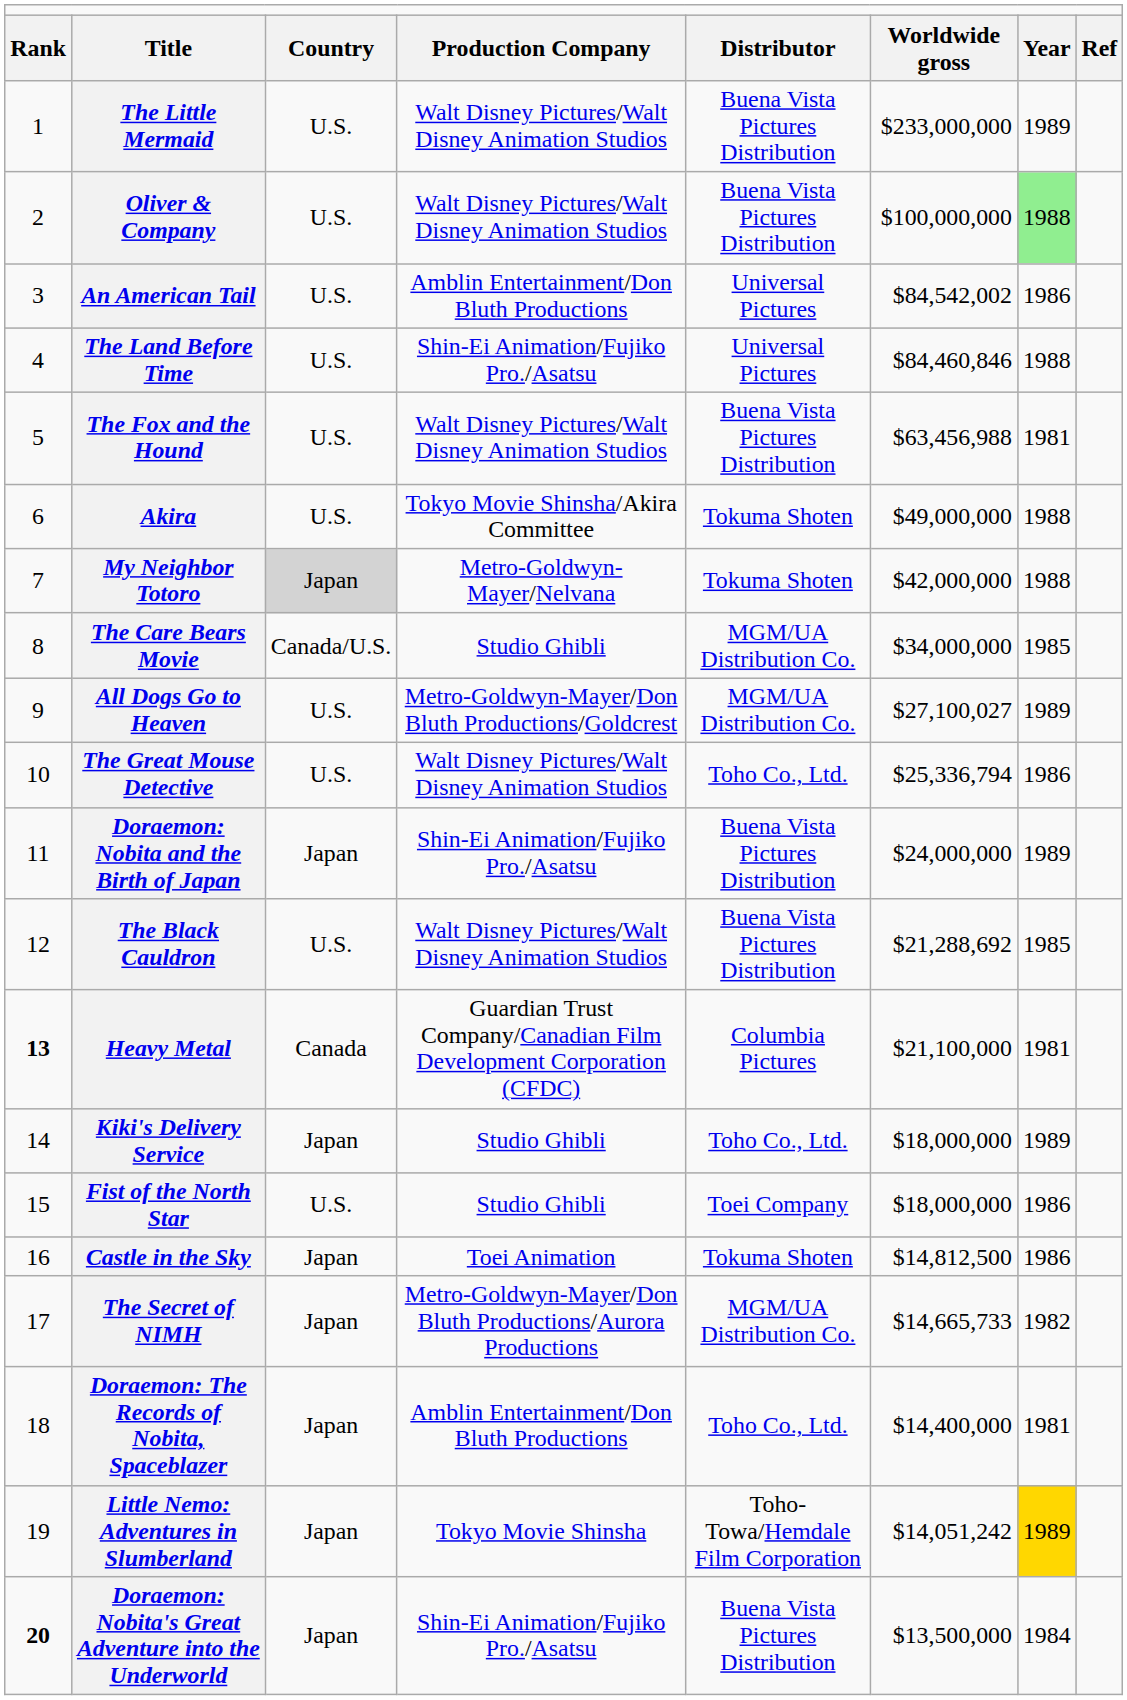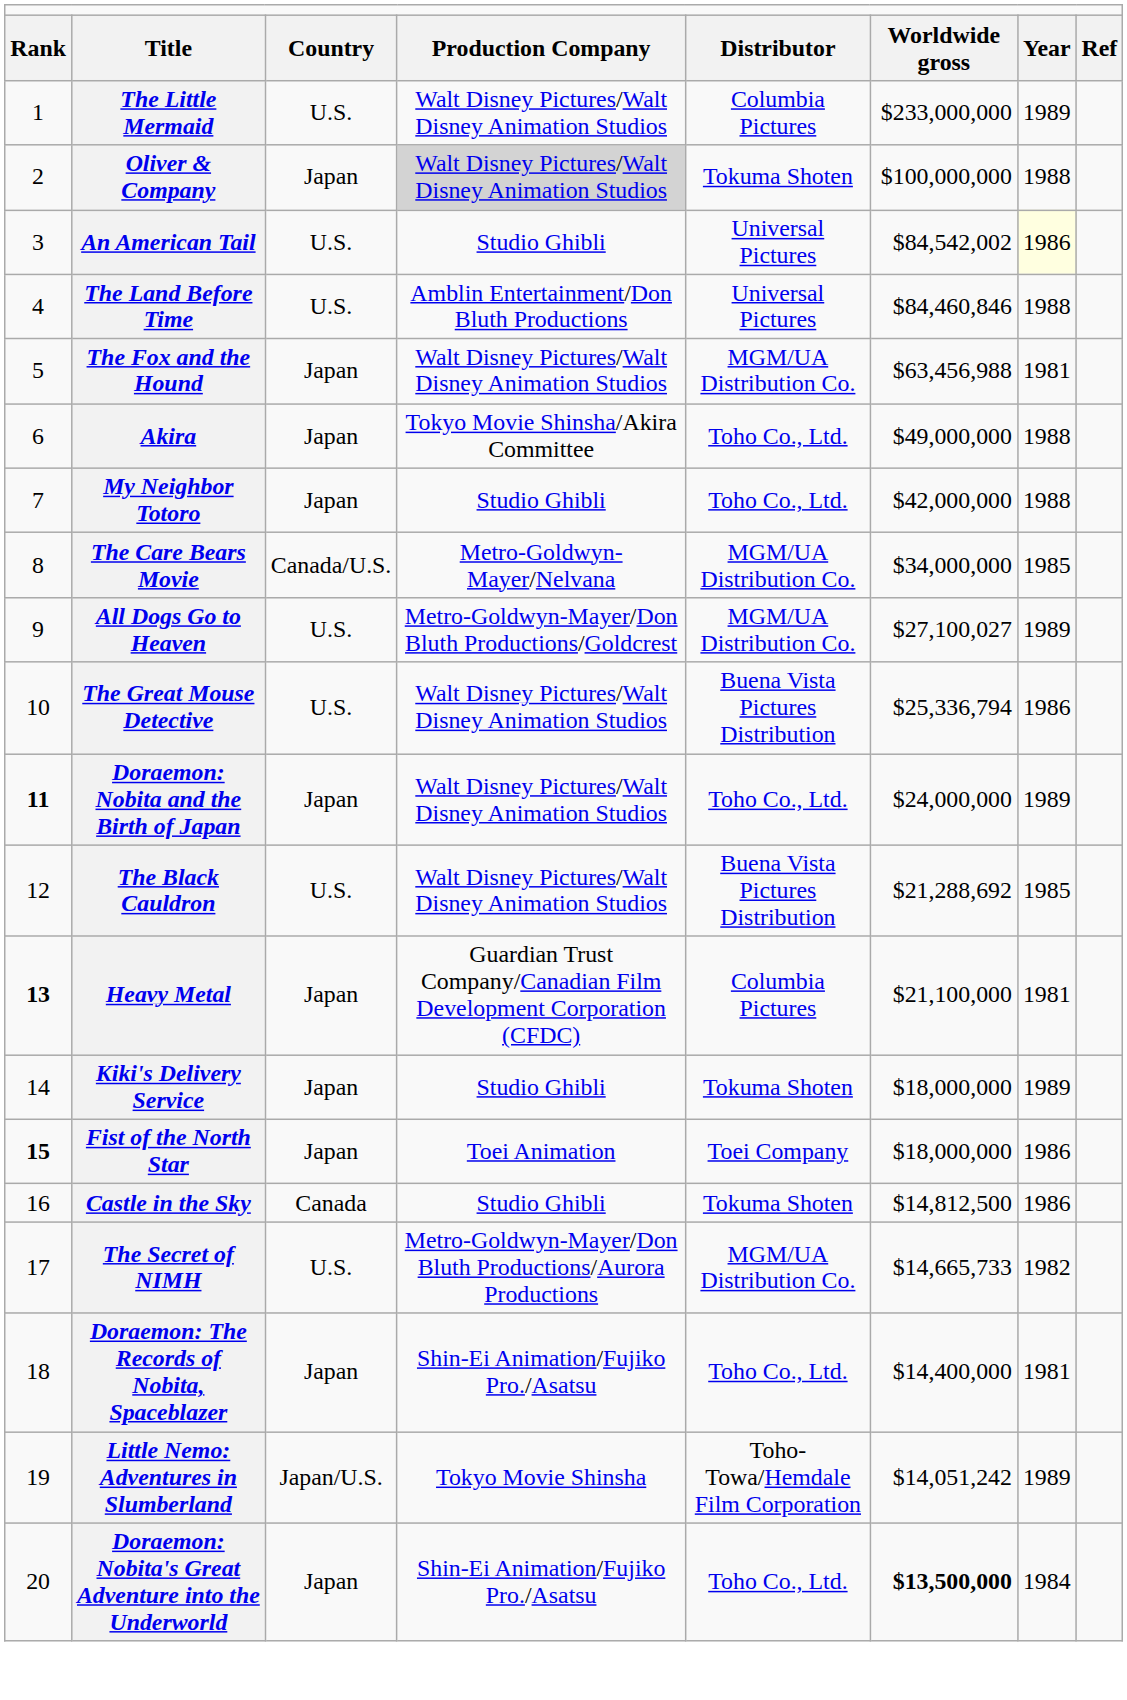(778, 125) Buena Vista Pictures Distribution -> (778, 112) Columbia Pictures
(331, 217) U.S. -> (331, 177) Japan
(541, 217) no background -> (541, 177) lightgrey background
(778, 217) Buena Vista Pictures Distribution -> (778, 177) Tokuma Shoten
(1047, 217) lightgreen background -> (1047, 177) no background
(541, 295) Amblin Entertainment/Don Bluth Productions -> (541, 241) Studio Ghibli
(1047, 295) no background -> (1047, 241) lightyellow background
(541, 359) Shin-Ei Animation/Fujiko Pro./Asatsu -> (541, 306) Amblin Entertainment/Don Bluth Productions
(331, 437) U.S. -> (331, 370) Japan
(778, 437) Buena Vista Pictures Distribution -> (778, 370) MGM/UA Distribution Co.
(331, 516) U.S. -> (331, 435) Japan
(778, 516) Tokuma Shoten -> (778, 435) Toho Co., Ltd.
(331, 580) lightgrey background -> (331, 500) no background
(541, 580) Metro-Goldwyn-Mayer/Nelvana -> (541, 500) Studio Ghibli
(778, 580) Tokuma Shoten -> (778, 500) Toho Co., Ltd.
(541, 645) Studio Ghibli -> (541, 564) Metro-Goldwyn-Mayer/Nelvana
(778, 774) Toho Co., Ltd. -> (778, 707) Buena Vista Pictures Distribution
(38, 852) normal -> (38, 798) bold
(541, 852) Shin-Ei Animation/Fujiko Pro./Asatsu -> (541, 798) Walt Disney Pictures/Walt Disney Animation Studios
(778, 852) Buena Vista Pictures Distribution -> (778, 798) Toho Co., Ltd.
(331, 1048) Canada -> (331, 995) Japan
(778, 1140) Toho Co., Ltd. -> (778, 1086) Tokuma Shoten
(38, 1204) normal -> (38, 1151) bold
(331, 1204) U.S. -> (331, 1151) Japan
(541, 1204) Studio Ghibli -> (541, 1151) Toei Animation
(331, 1256) Japan -> (331, 1202) Canada
(541, 1256) Toei Animation -> (541, 1202) Studio Ghibli
(331, 1320) Japan -> (331, 1267) U.S.
(541, 1425) Amblin Entertainment/Don Bluth Productions -> (541, 1372) Shin-Ei Animation/Fujiko Pro./Asatsu
(331, 1530) Japan -> (331, 1476) Japan/U.S.
(1047, 1530) gold background -> (1047, 1476) no background
(38, 1635) bold -> (38, 1581) normal
(778, 1635) Buena Vista Pictures Distribution -> (778, 1581) Toho Co., Ltd.
(952, 1635) normal -> (952, 1581) bold
